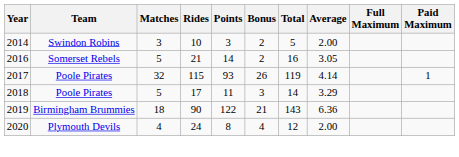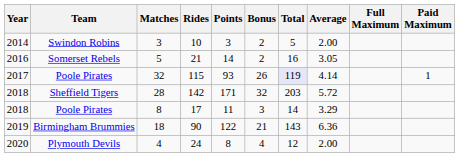(293, 76) no background -> (293, 76) lavender background
+ row: (196, 93)
(159, 93) 5 -> (159, 110) 8
